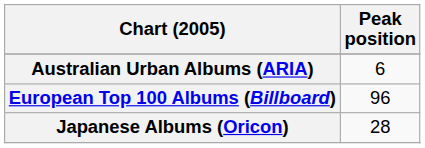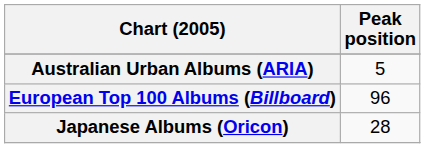(380, 68) 6 -> (380, 68) 5
